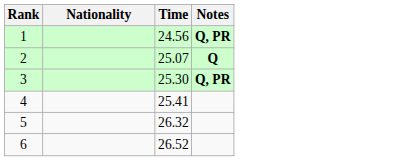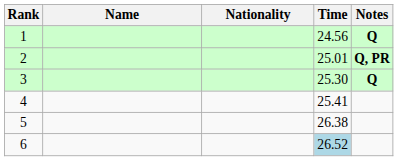+ column: (122, 15)
(213, 36) Q, PR -> (372, 36) Q
(173, 58) 25.07 -> (333, 58) 25.01
(213, 58) Q -> (372, 58) Q, PR
(213, 79) Q, PR -> (372, 79) Q
(173, 123) 26.32 -> (333, 123) 26.38
(173, 144) no background -> (333, 144) lightblue background
